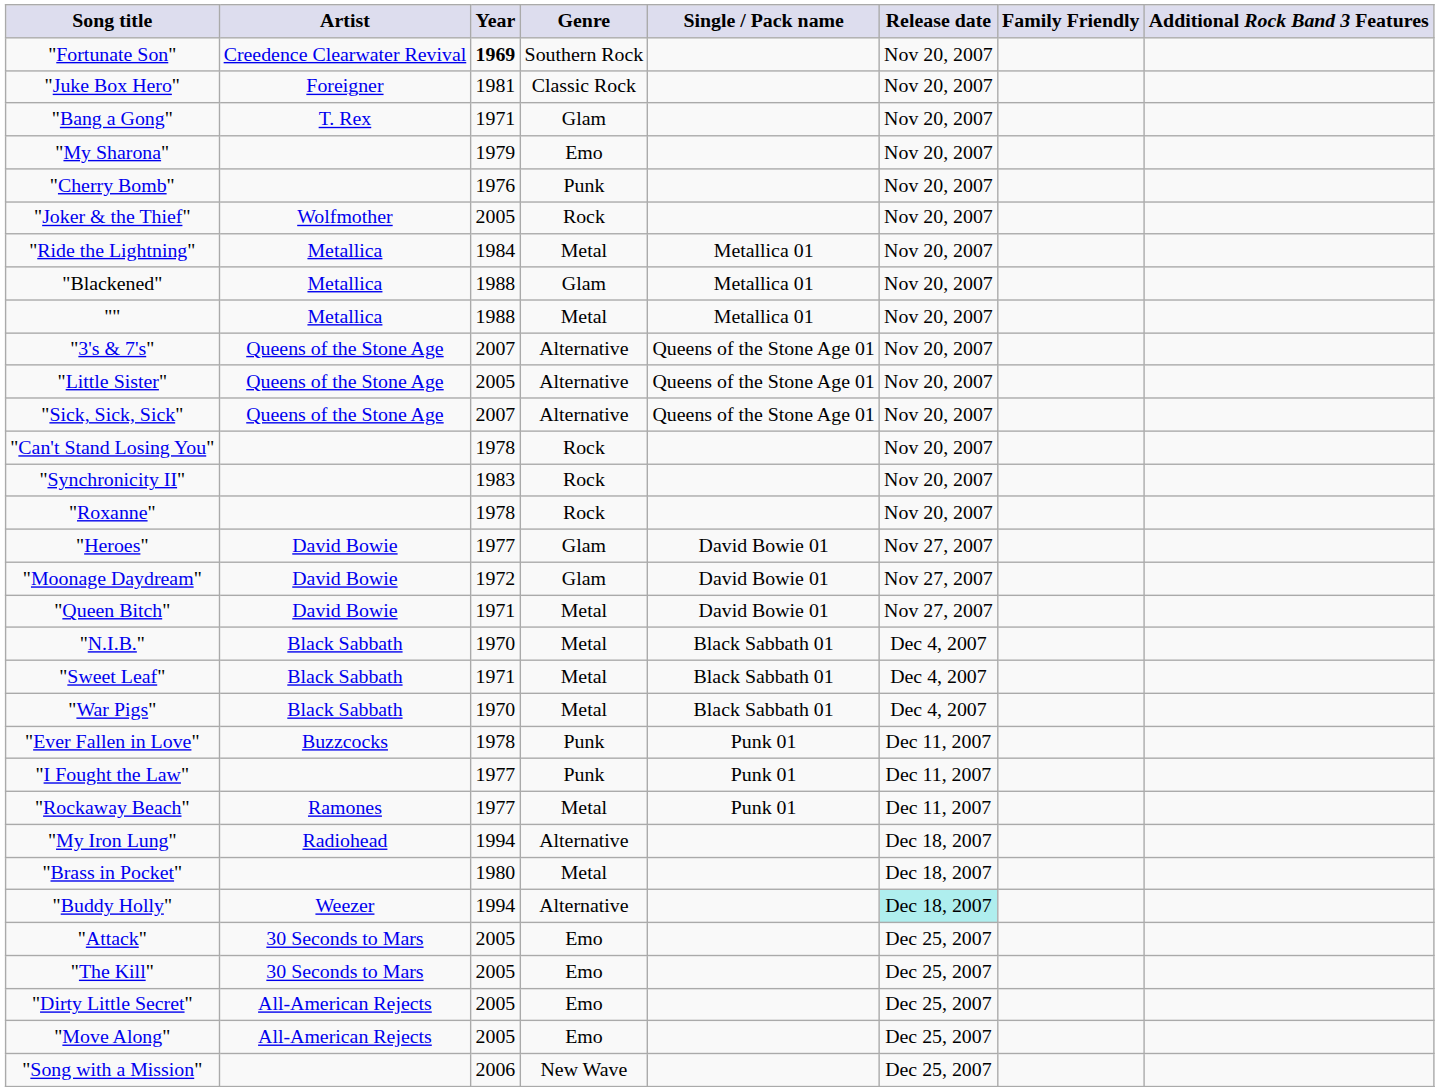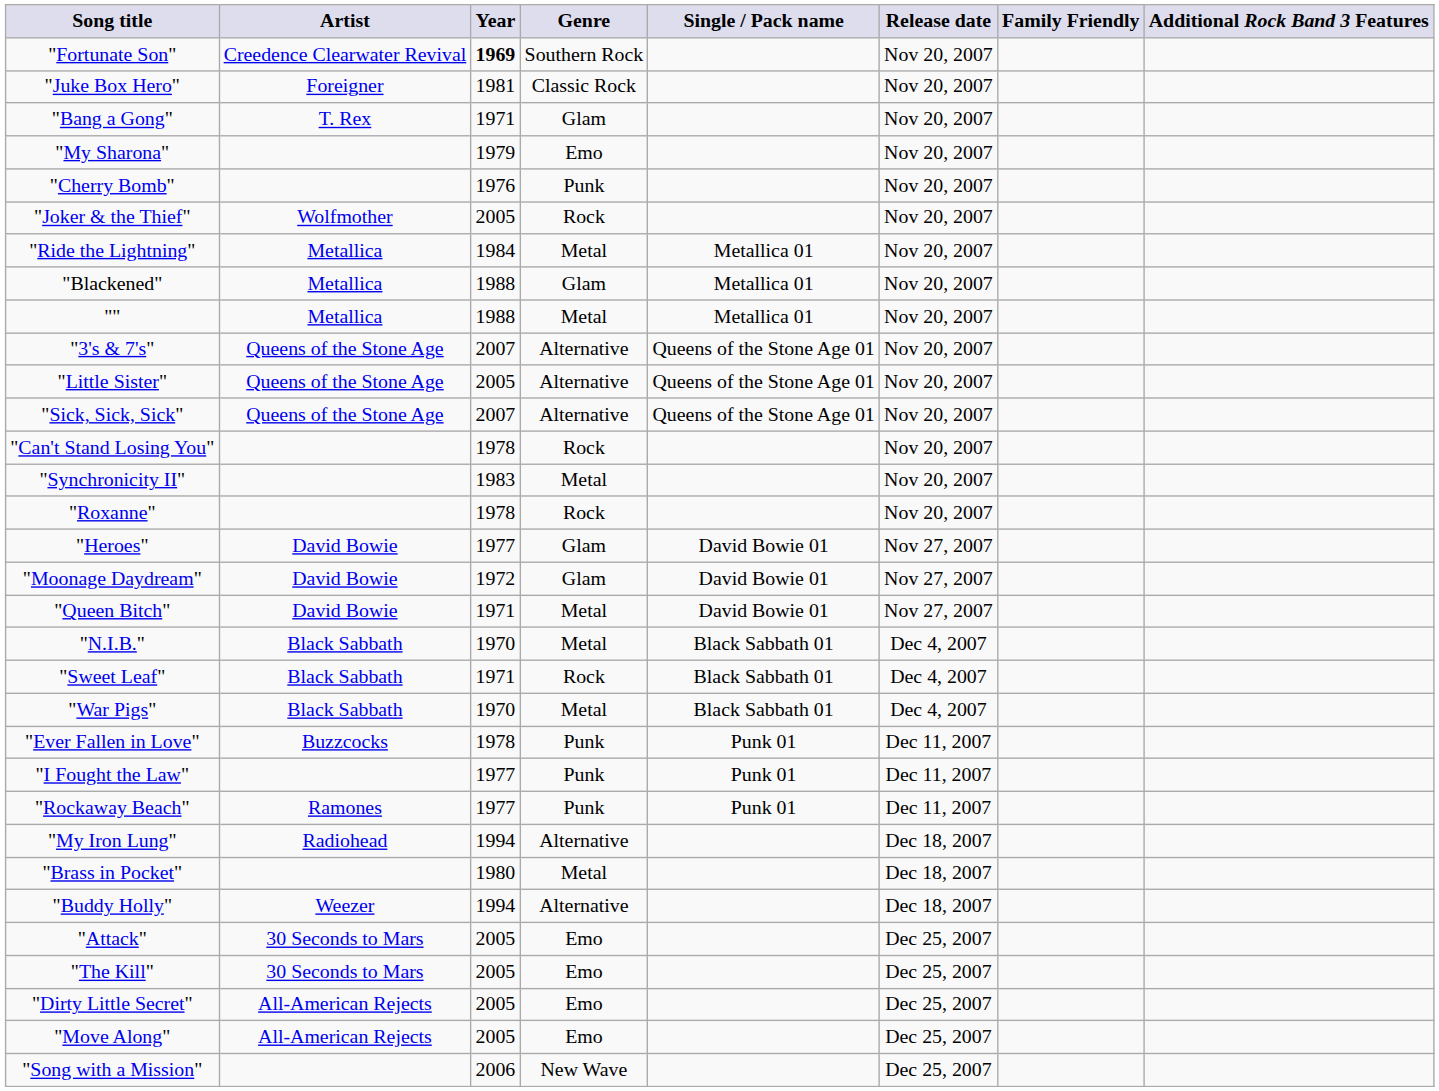(584, 479) Rock -> (584, 479) Metal
(584, 676) Metal -> (584, 676) Rock
(584, 807) Metal -> (584, 807) Punk
(938, 905) paleturquoise background -> (938, 905) no background
